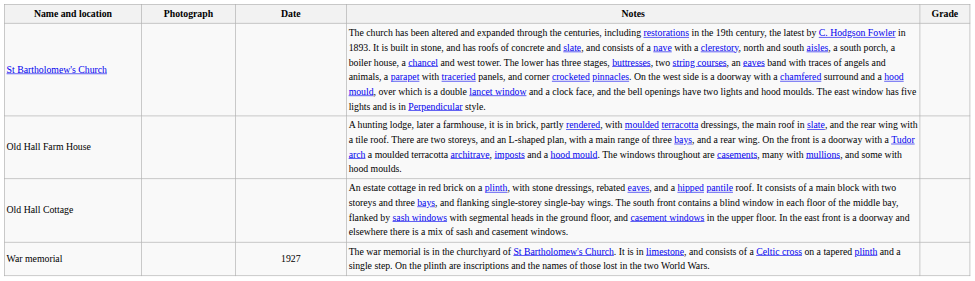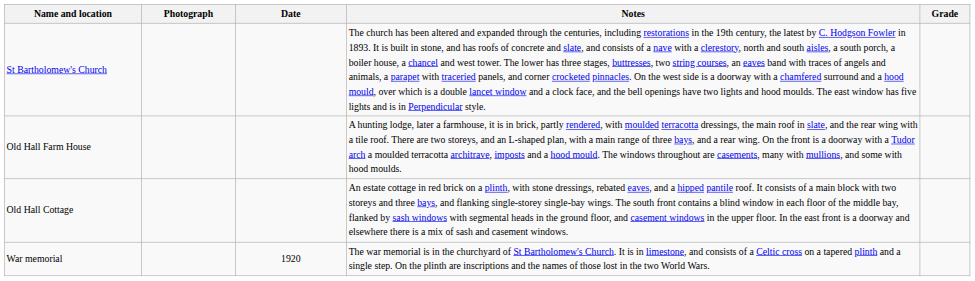(291, 258) 1927 -> (291, 258) 1920
